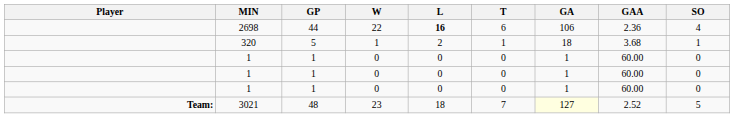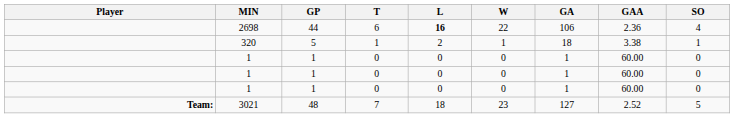columns swapped: (377, 12) <-> (503, 12)
(632, 43) 3.68 -> (632, 43) 3.38
(567, 105) lightyellow background -> (567, 105) no background
